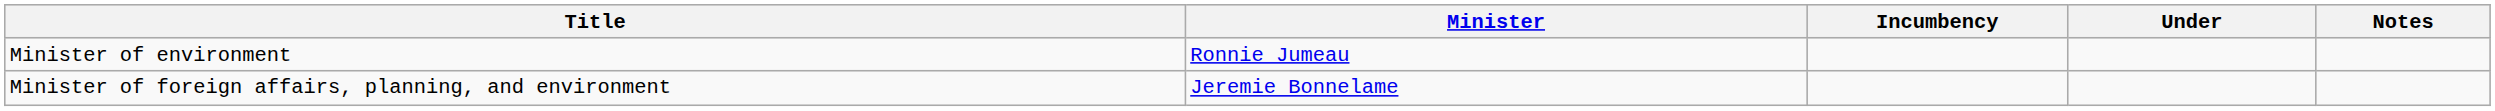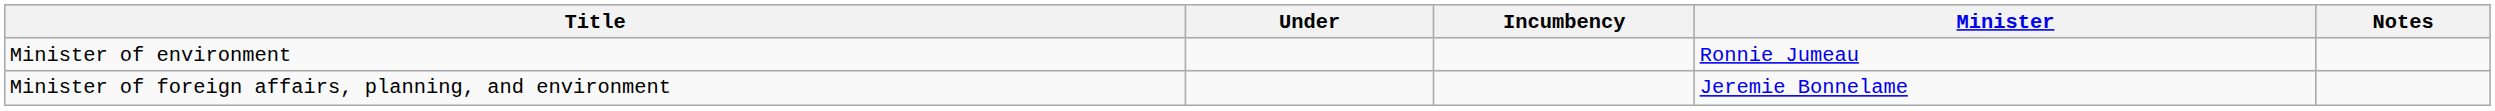columns swapped: (1496, 21) <-> (2192, 21)
